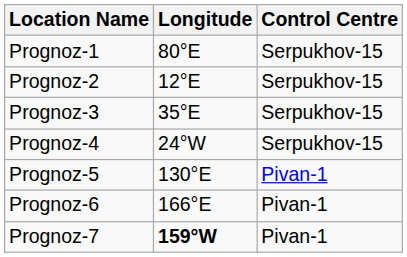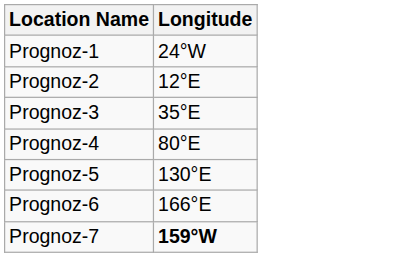- column: (330, 19)
(179, 50) 80°E -> (182, 50) 24°W
(182, 143) 24°W -> (179, 143) 80°E
